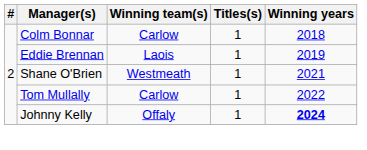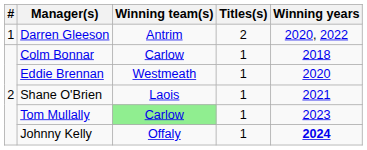+ row: (65, 34)
(159, 54) Laois -> (164, 74) Westmeath
(311, 54) 2019 -> (316, 74) 2020
(159, 74) Westmeath -> (164, 94) Laois
(159, 94) no background -> (164, 114) lightgreen background
(311, 94) 2022 -> (316, 114) 2023
